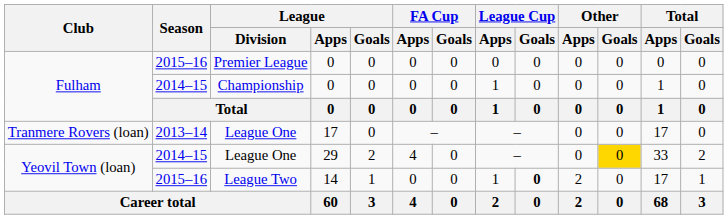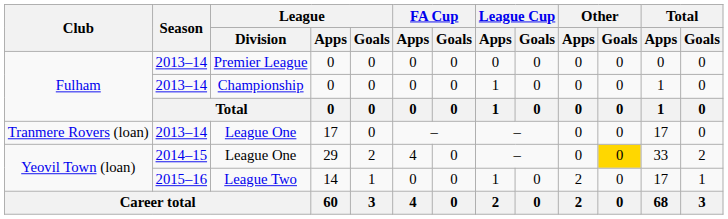(181, 62) 2015–16 -> (181, 62) 2013–14
(181, 86) 2014–15 -> (181, 86) 2013–14
(537, 179) bold -> (537, 179) normal
